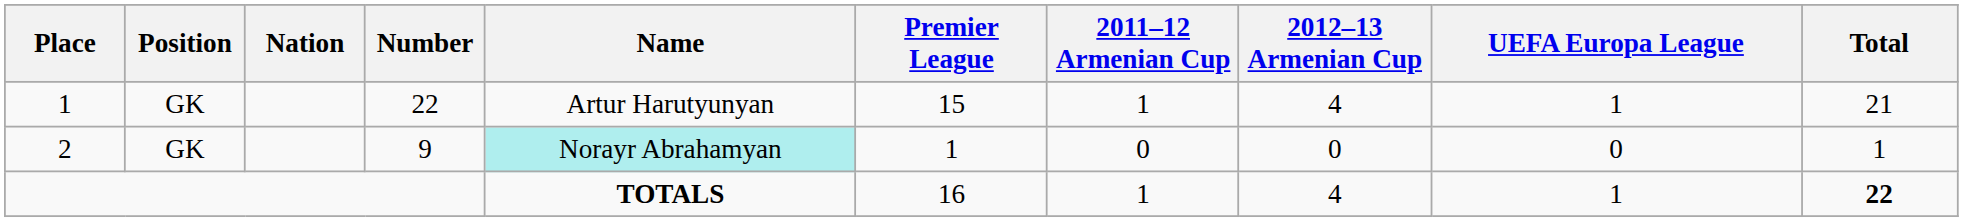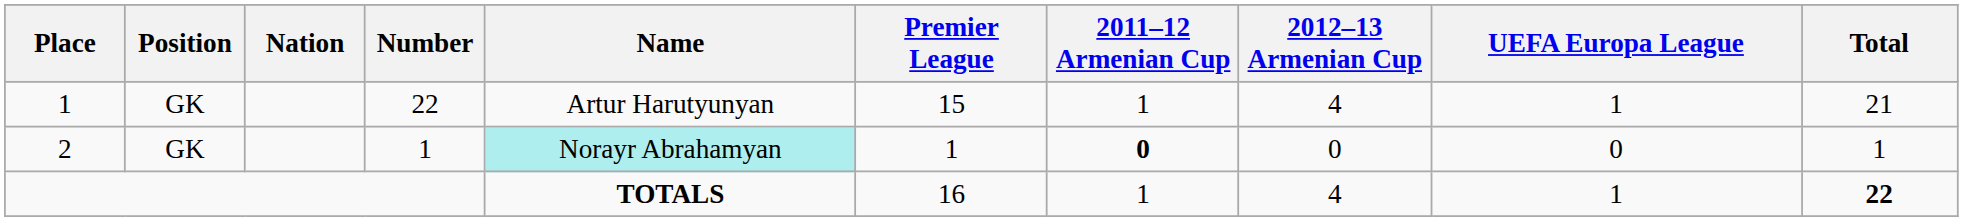(425, 149) 9 -> (425, 149) 1
(1143, 149) normal -> (1143, 149) bold
